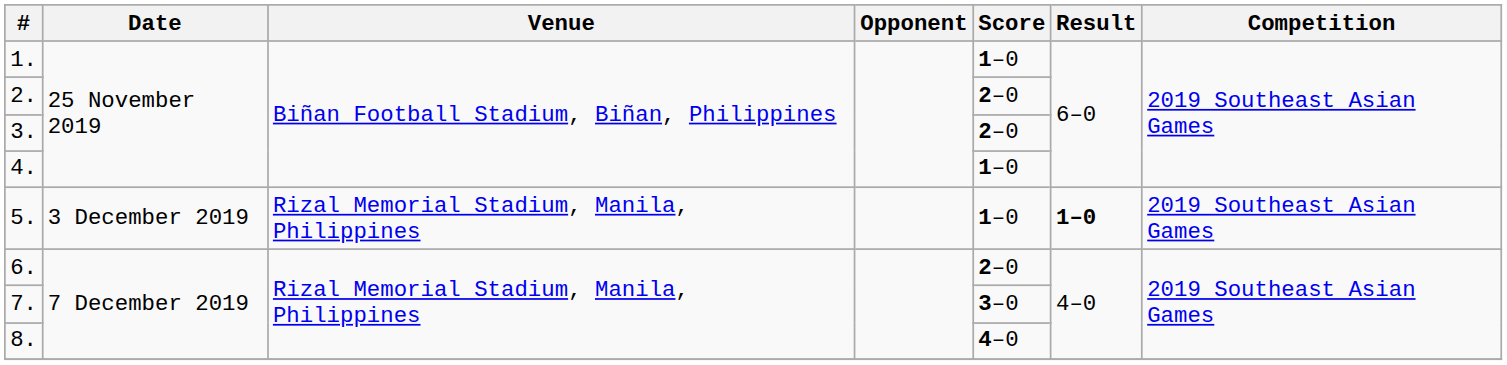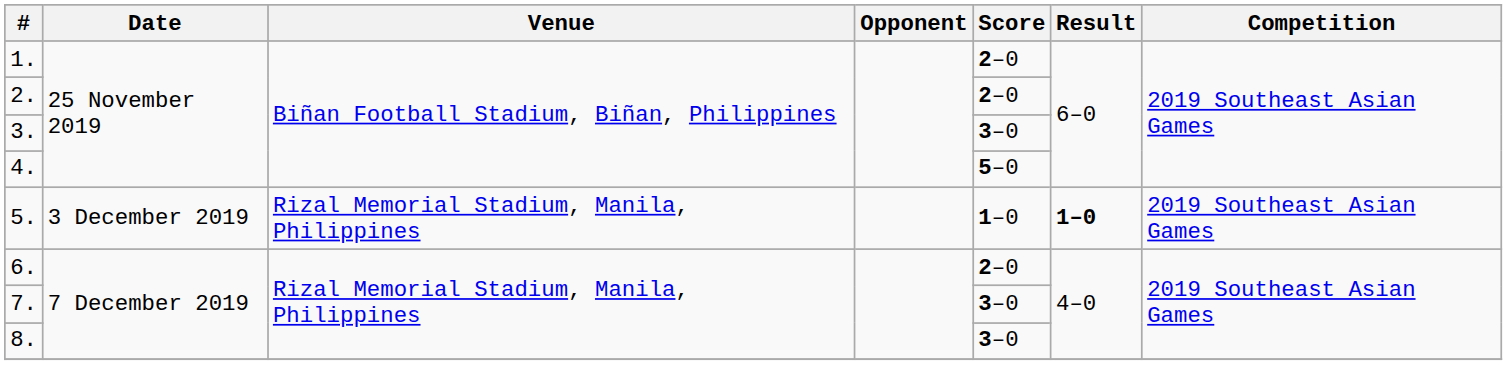(998, 60) 1–0 -> (998, 60) 2–0
(998, 132) 2–0 -> (998, 132) 3–0
(998, 169) 1–0 -> (998, 169) 5–0
(998, 340) 4–0 -> (998, 340) 3–0
